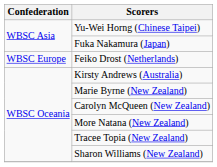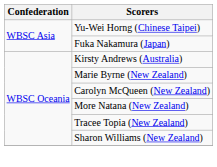- row: (126, 59)
